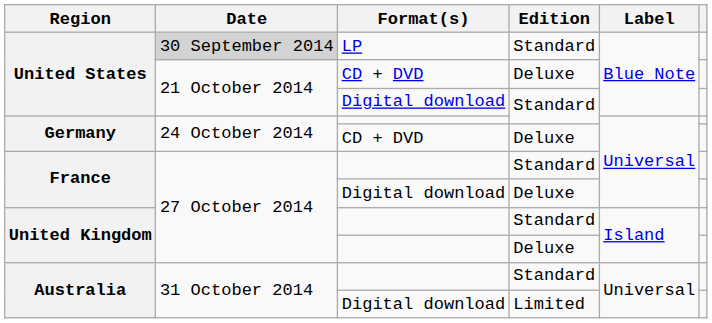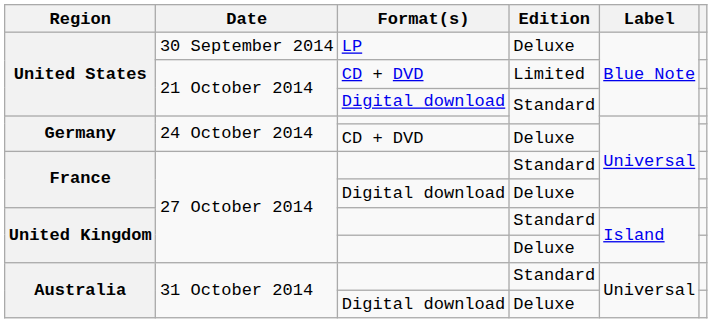(247, 46) lightgrey background -> (247, 46) no background
(554, 46) Standard -> (544, 46) Deluxe
(544, 74) Deluxe -> (549, 74) Limited
(549, 304) Limited -> (544, 304) Deluxe
